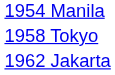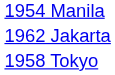rows swapped: (51, 36) <-> (58, 61)
